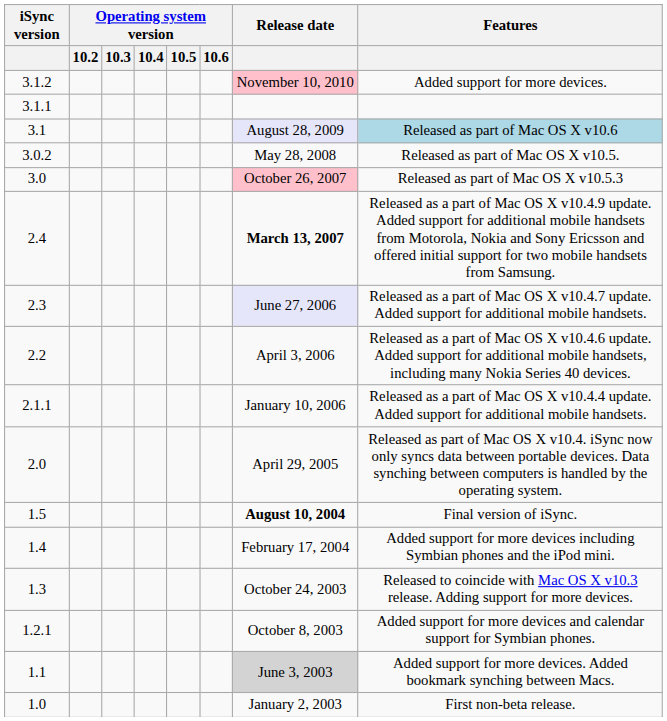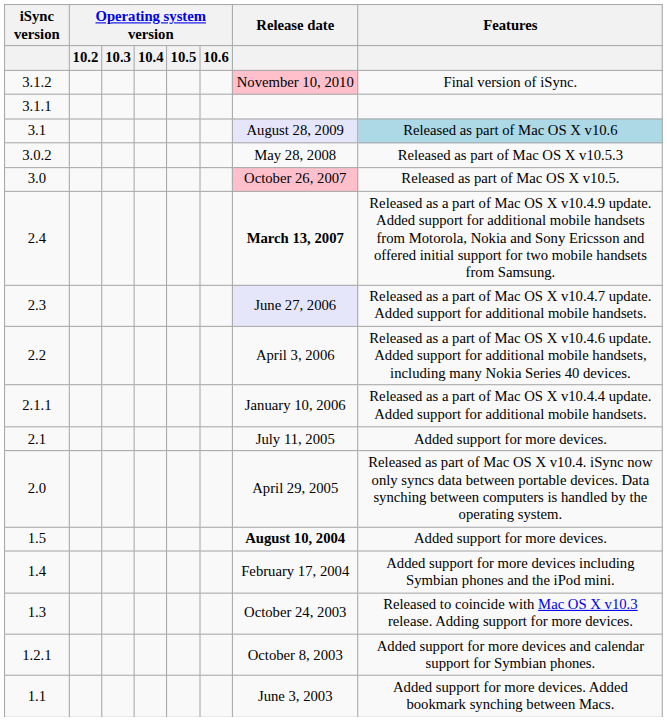(510, 81) Added support for more devices. -> (510, 81) Final version of iSync.
(510, 154) Released as part of Mac OS X v10.5. -> (510, 154) Released as part of Mac OS X v10.5.3
(510, 178) Released as part of Mac OS X v10.5.3 -> (510, 178) Released as part of Mac OS X v10.5.
+ row: (37, 438)
(510, 514) Final version of iSync. -> (510, 538) Added support for more devices.
(295, 671) lightgrey background -> (295, 696) no background
- row: (37, 704)
